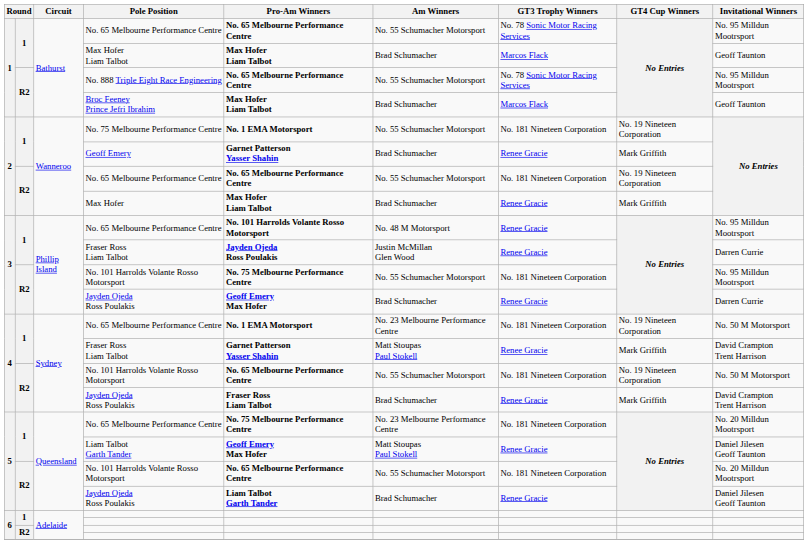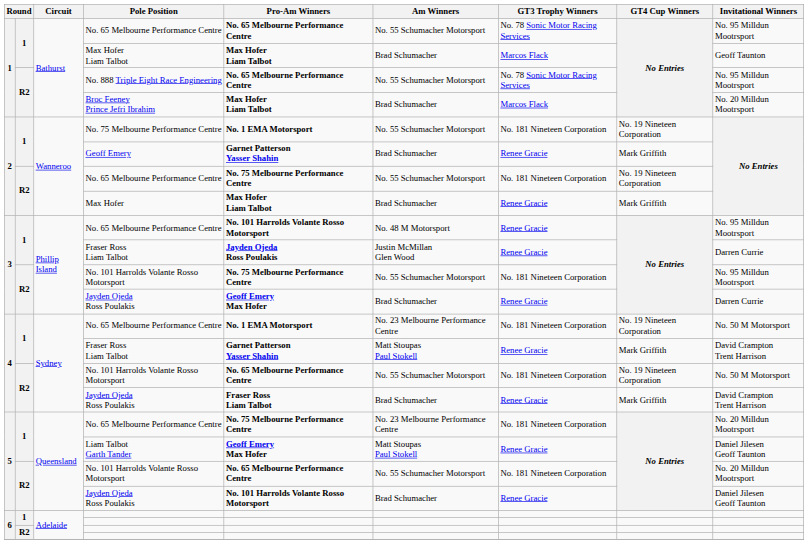(740, 104) Geoff Taunton -> (742, 104) No. 20 Milldun Mootrsport
(285, 178) No. 65 Melbourne Performance Centre -> (285, 178) No. 75 Melbourne Performance Centre
(252, 498) Liam Talbot Garth Tander -> (285, 498) No. 101 Harrolds Volante Rosso Motorsport
